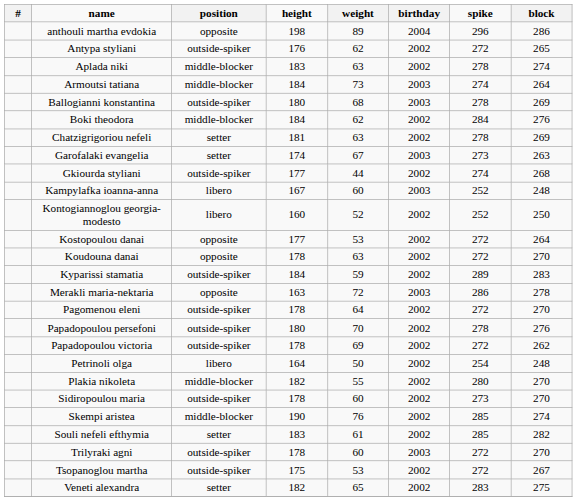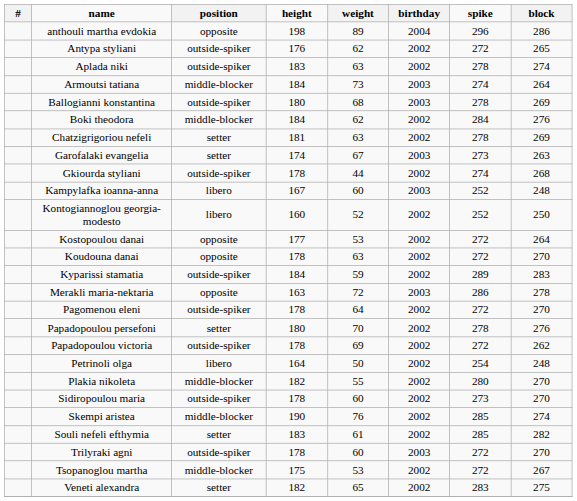(219, 66) middle-blocker -> (219, 66) outside-spiker
(297, 173) 177 -> (297, 173) 178
(219, 327) outside-spiker -> (219, 327) setter
(219, 470) outside-spiker -> (219, 470) middle-blocker
